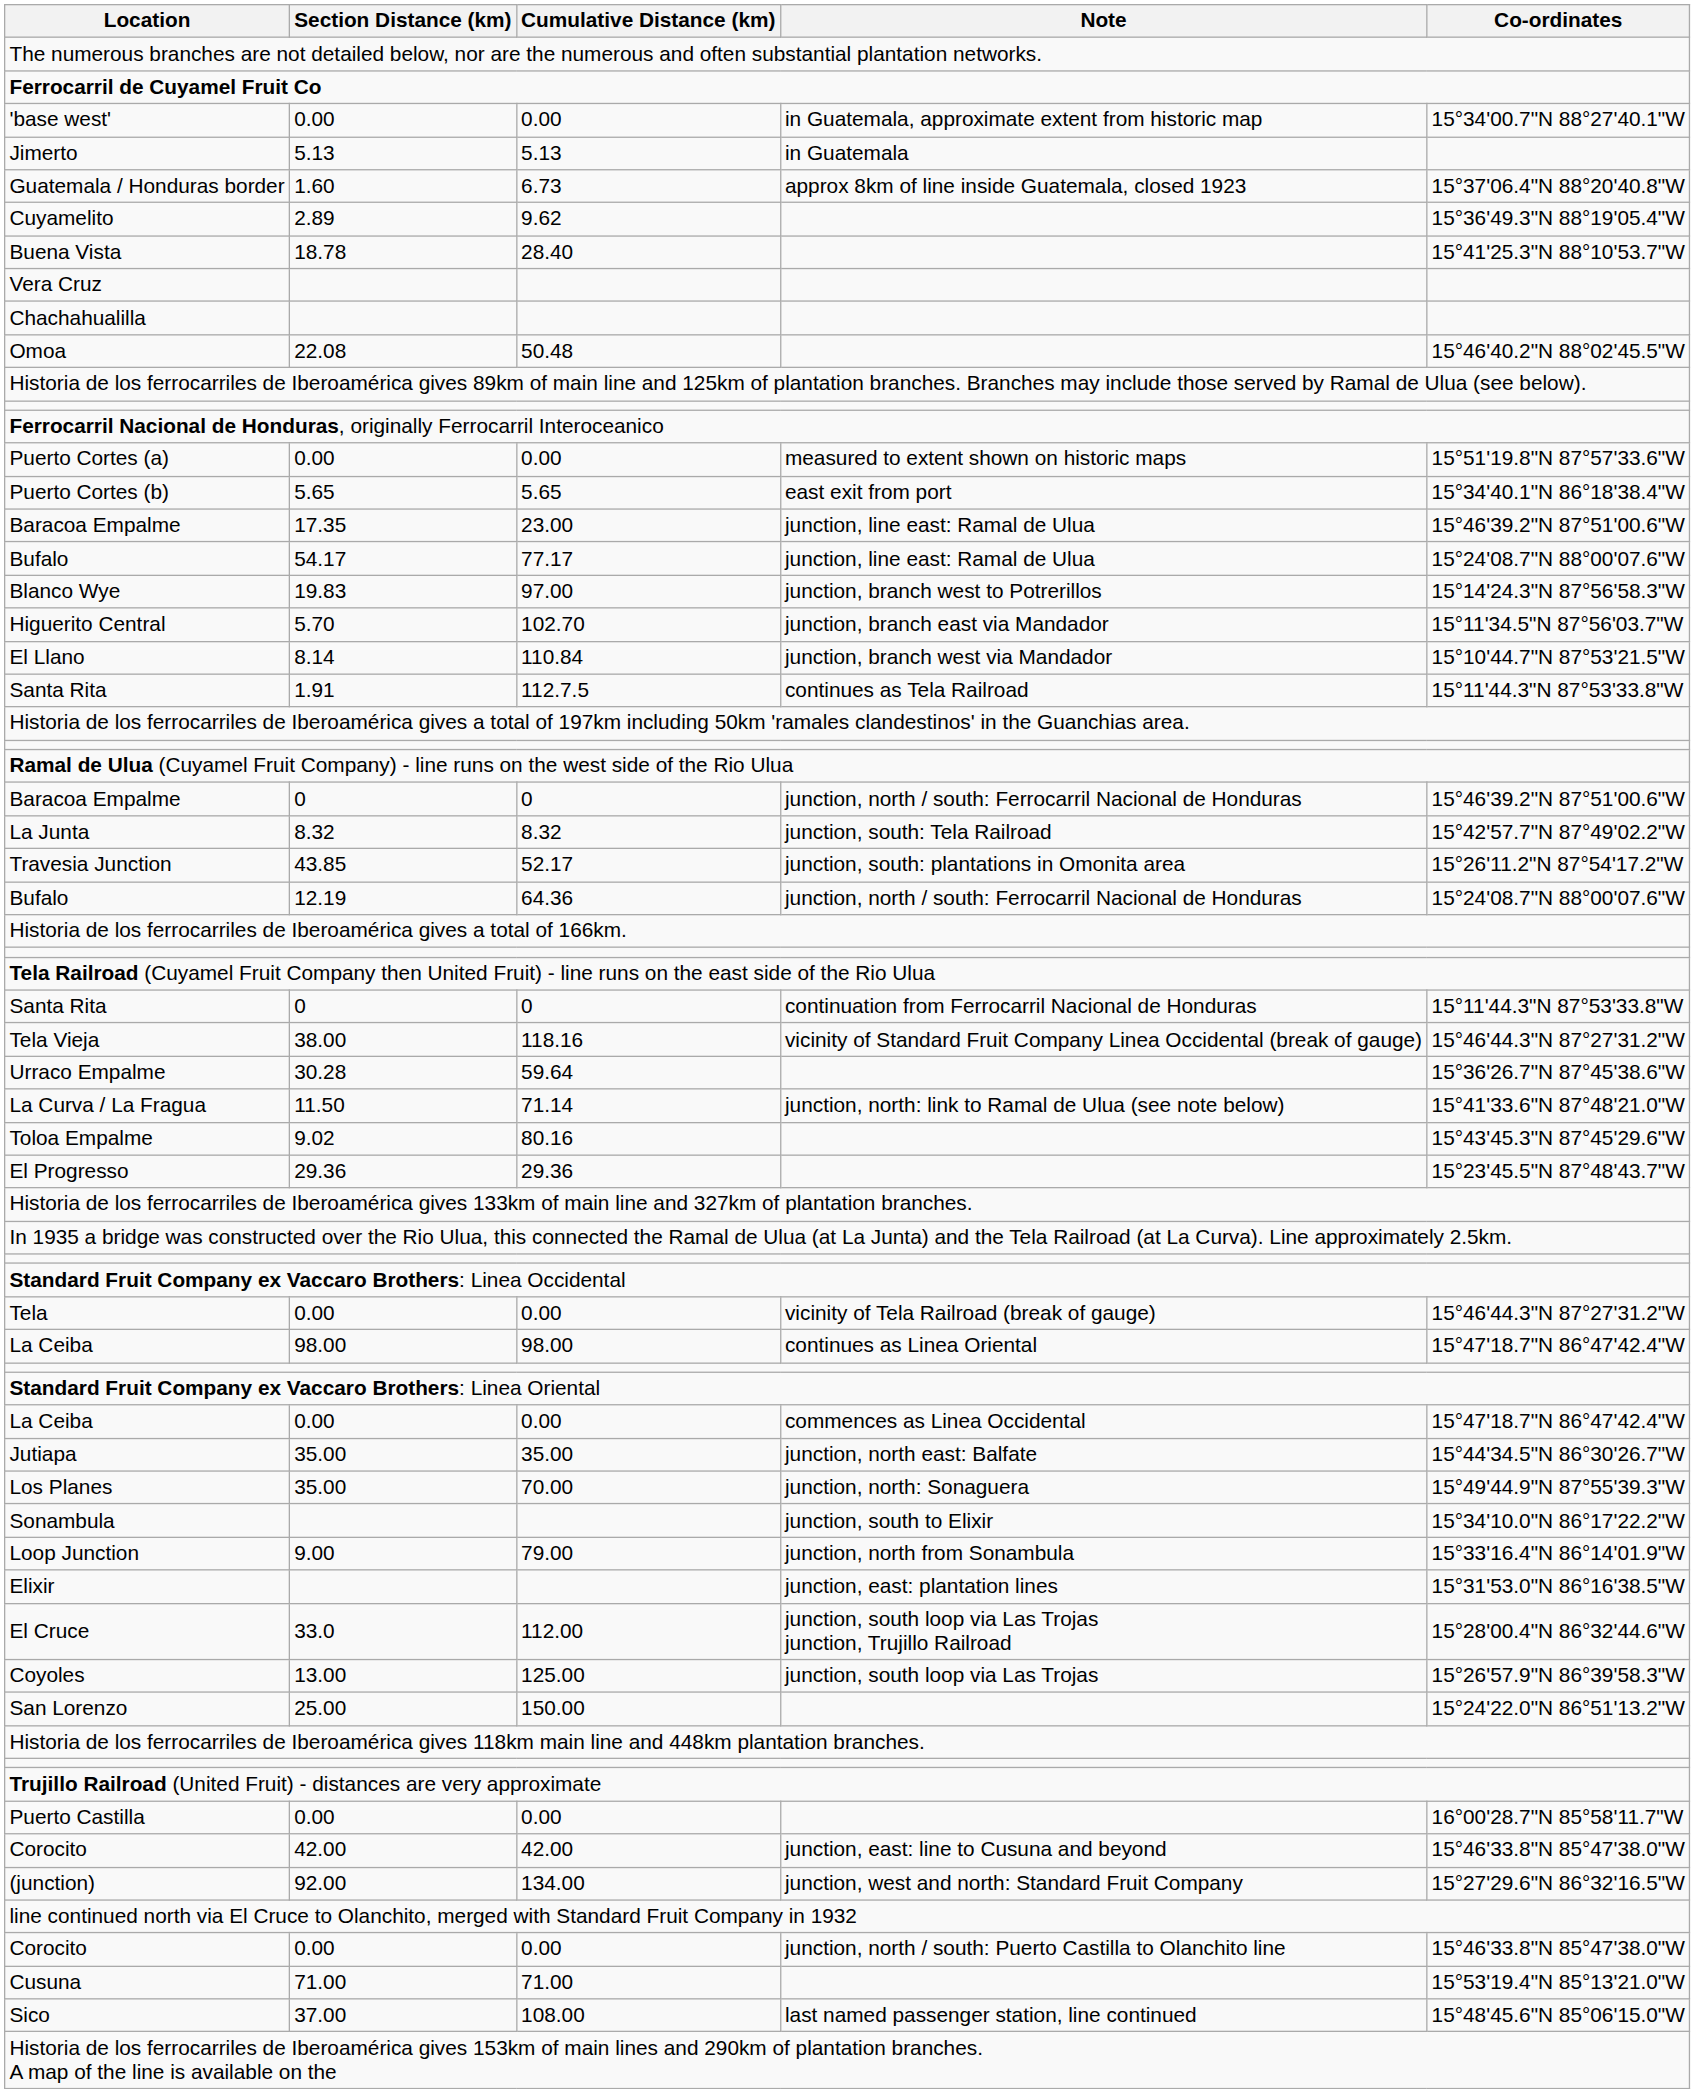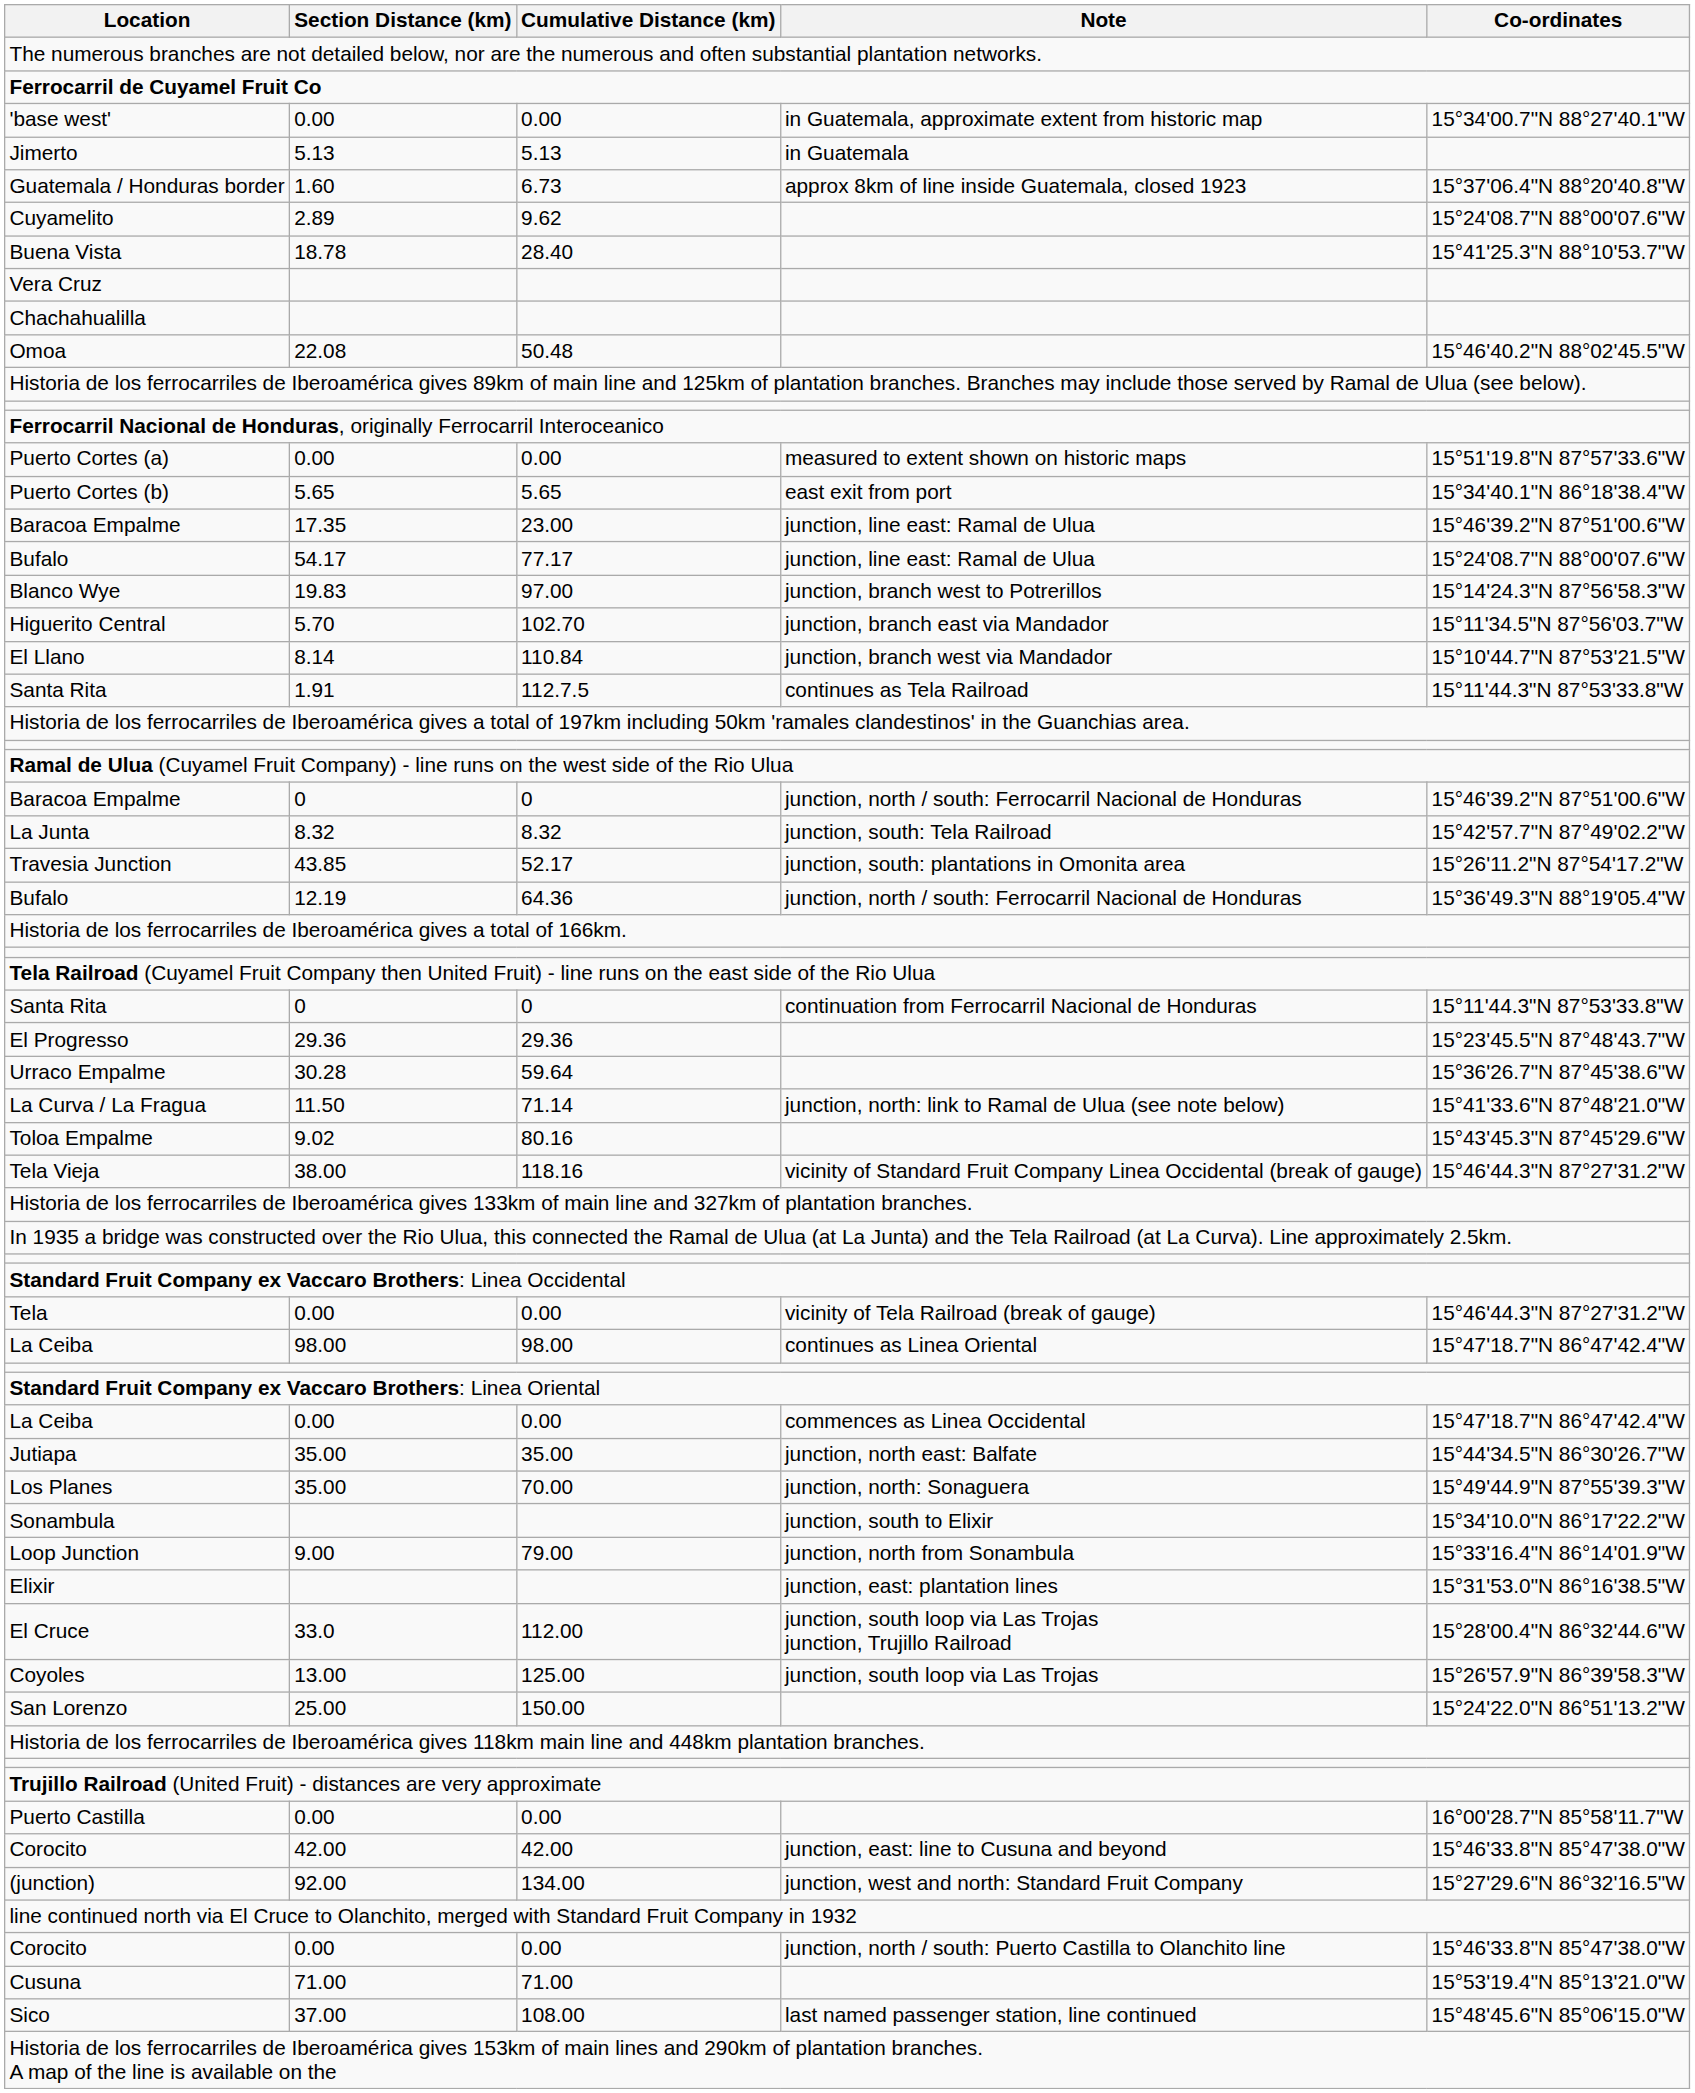(1558, 218) 15°36'49.3"N 88°19'05.4"W -> (1558, 218) 15°24'08.7"N 88°00'07.6"W
(1558, 897) 15°24'08.7"N 88°00'07.6"W -> (1558, 897) 15°36'49.3"N 88°19'05.4"W
rows swapped: (69, 1171) <-> (54, 1039)
